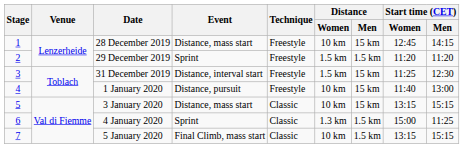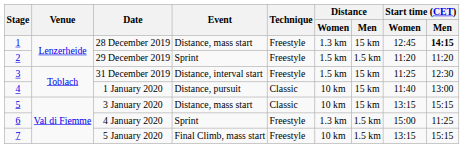(333, 43) 10 km -> (333, 43) 1.3 km
(443, 43) normal -> (442, 43) bold
(287, 89) Freestyle -> (284, 89) Classic
(284, 120) Classic -> (287, 120) Freestyle
(284, 136) Classic -> (287, 136) Freestyle
